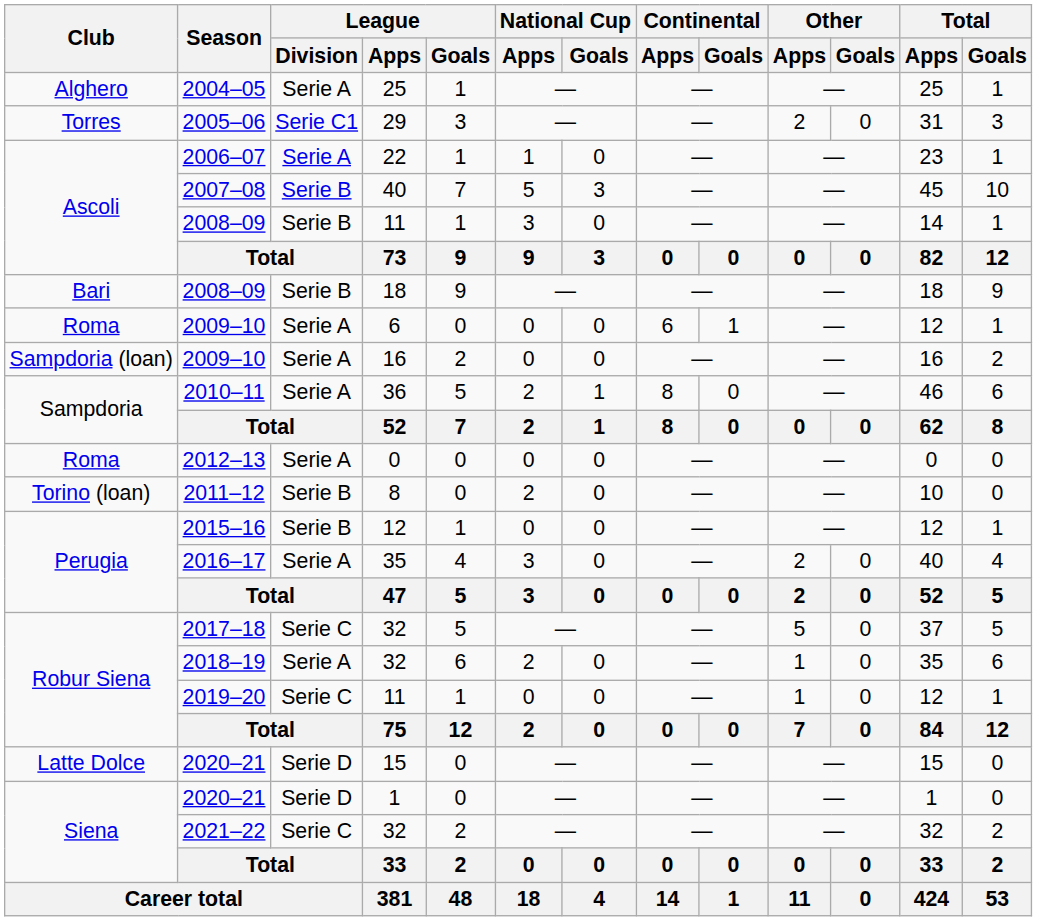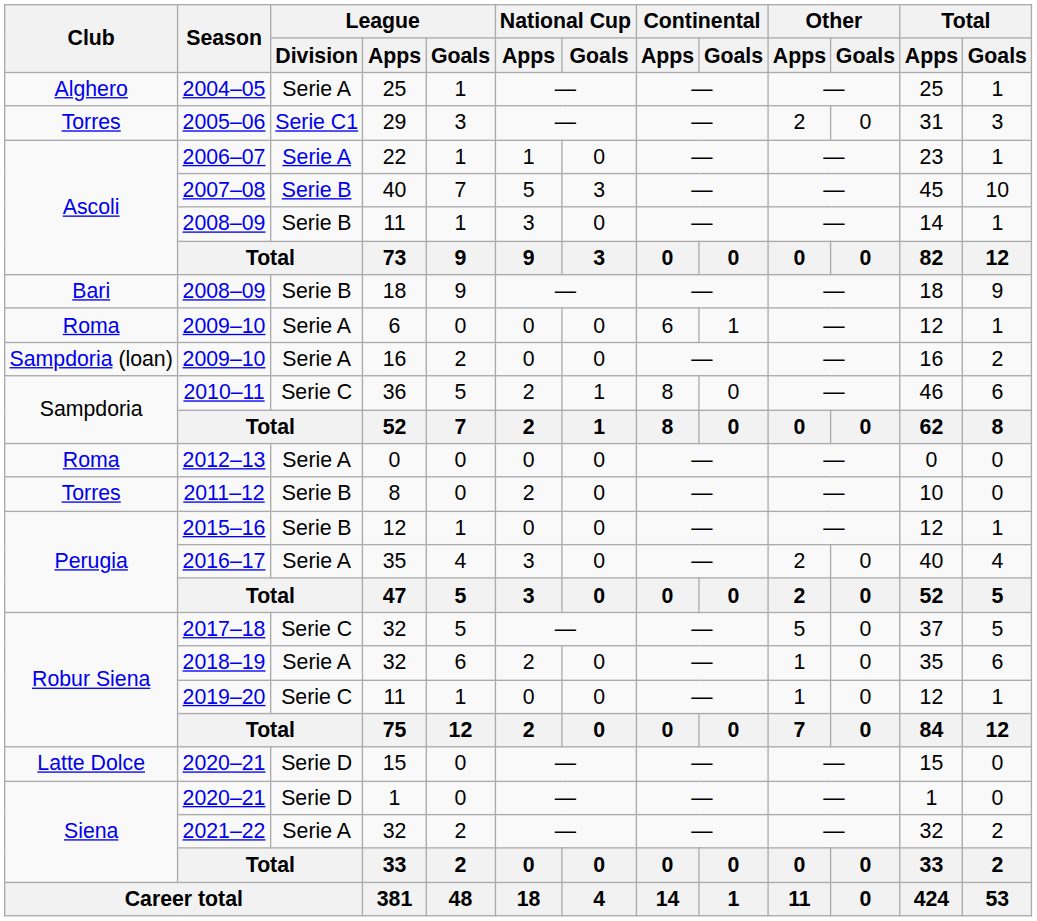(317, 392) Serie A -> (317, 392) Serie C
(91, 493) Torino (loan) -> (91, 493) Torres
(317, 831) Serie C -> (317, 831) Serie A
